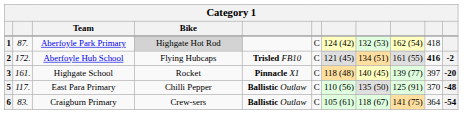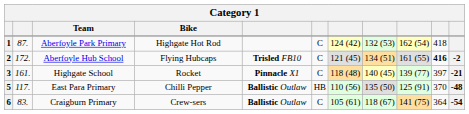(188, 43) lightgrey background -> (188, 43) no background
(450, 72) -20 -> (457, 72) -21
(317, 87) C -> (320, 87) HB
